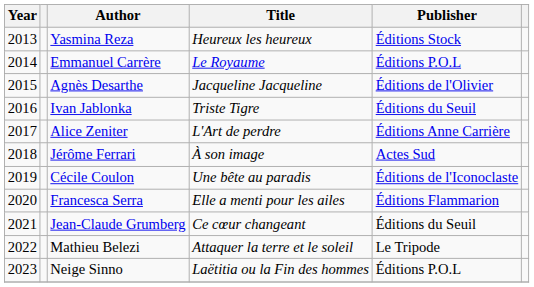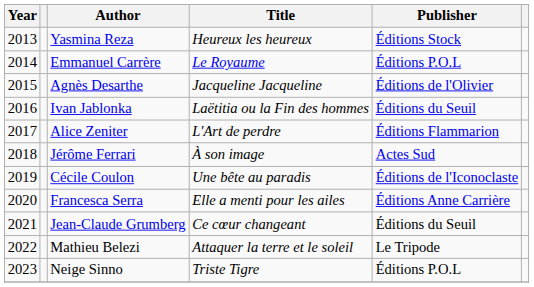(226, 108) Triste Tigre -> (281, 108) Laëtitia ou la Fin des hommes
(443, 131) Éditions Anne Carrière -> (437, 131) Éditions Flammarion
(437, 200) Éditions Flammarion -> (443, 200) Éditions Anne Carrière
(281, 270) Laëtitia ou la Fin des hommes -> (226, 270) Triste Tigre
